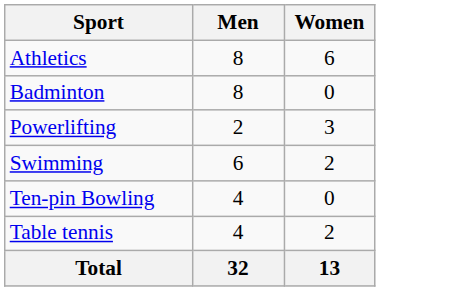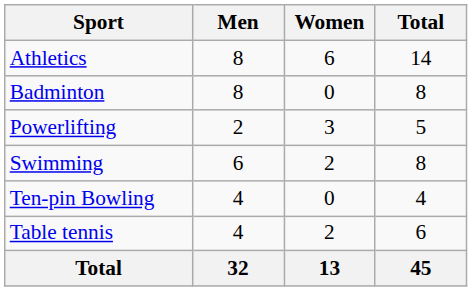+ column: (421, 22)
